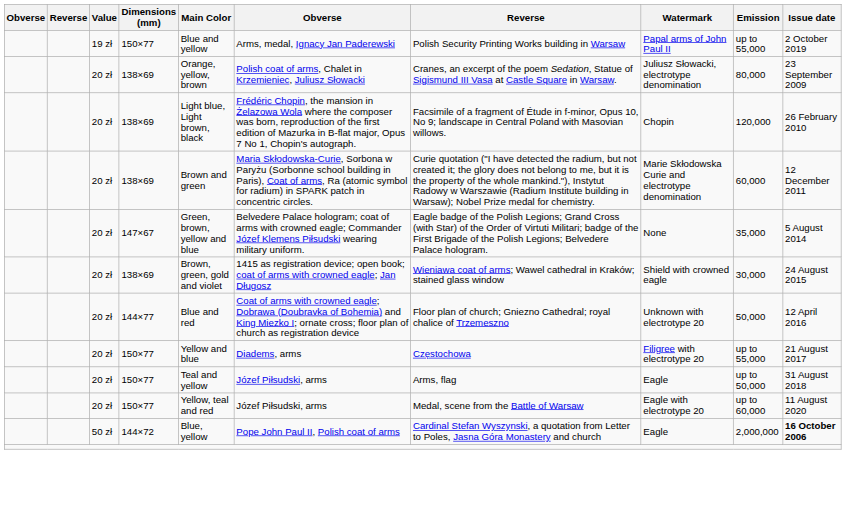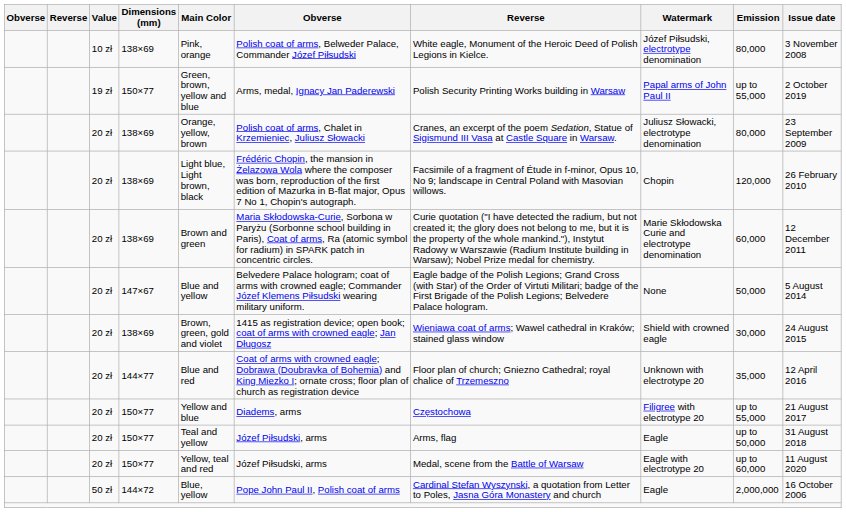+ row: (102, 49)
(200, 44) Blue and yellow -> (203, 91) Green, brown, yellow and blue
(203, 233) Green, brown, yellow and blue -> (200, 291) Blue and yellow
(751, 233) 35,000 -> (751, 291) 50,000
(751, 317) 50,000 -> (751, 375) 35,000
(810, 432) bold -> (809, 490) normal
